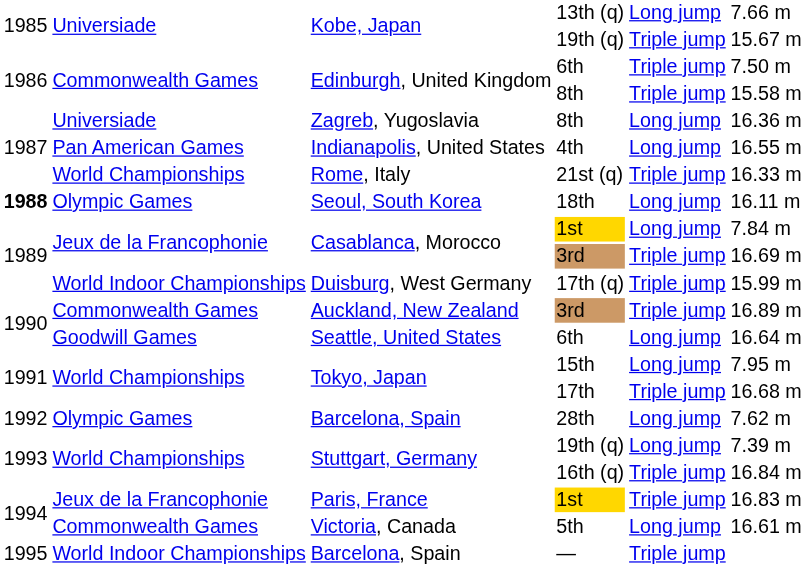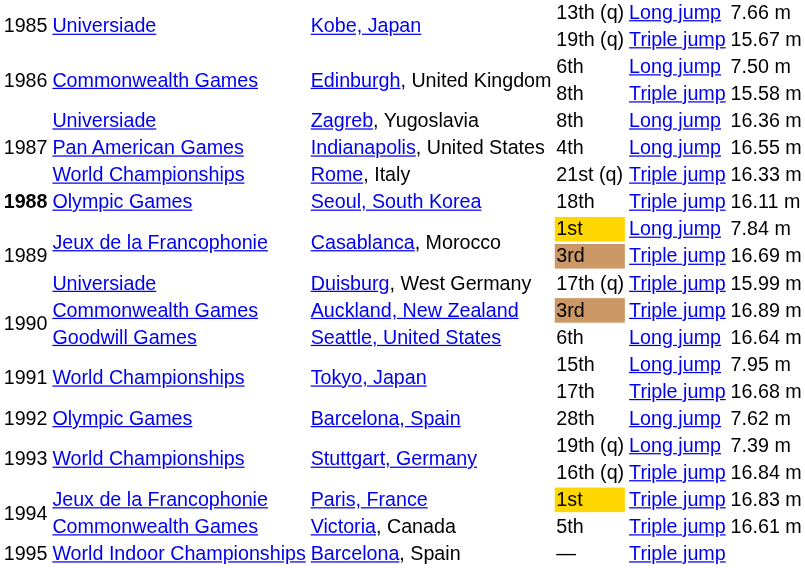(677, 66) Triple jump -> (675, 66) Long jump
(675, 202) Long jump -> (677, 202) Triple jump
(179, 283) World Indoor Championships -> (104, 283) Universiade
(675, 526) Long jump -> (677, 526) Triple jump
